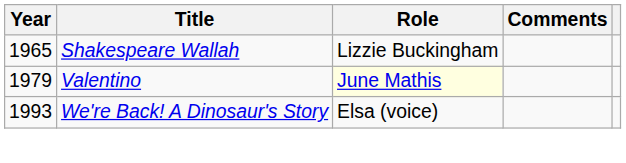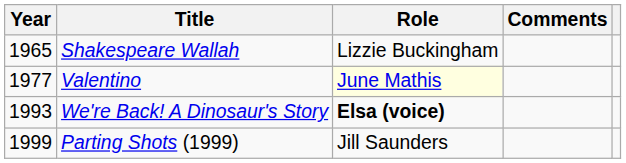(31, 81) 1979 -> (31, 81) 1977
(388, 111) normal -> (391, 111) bold
+ row: (150, 142)
